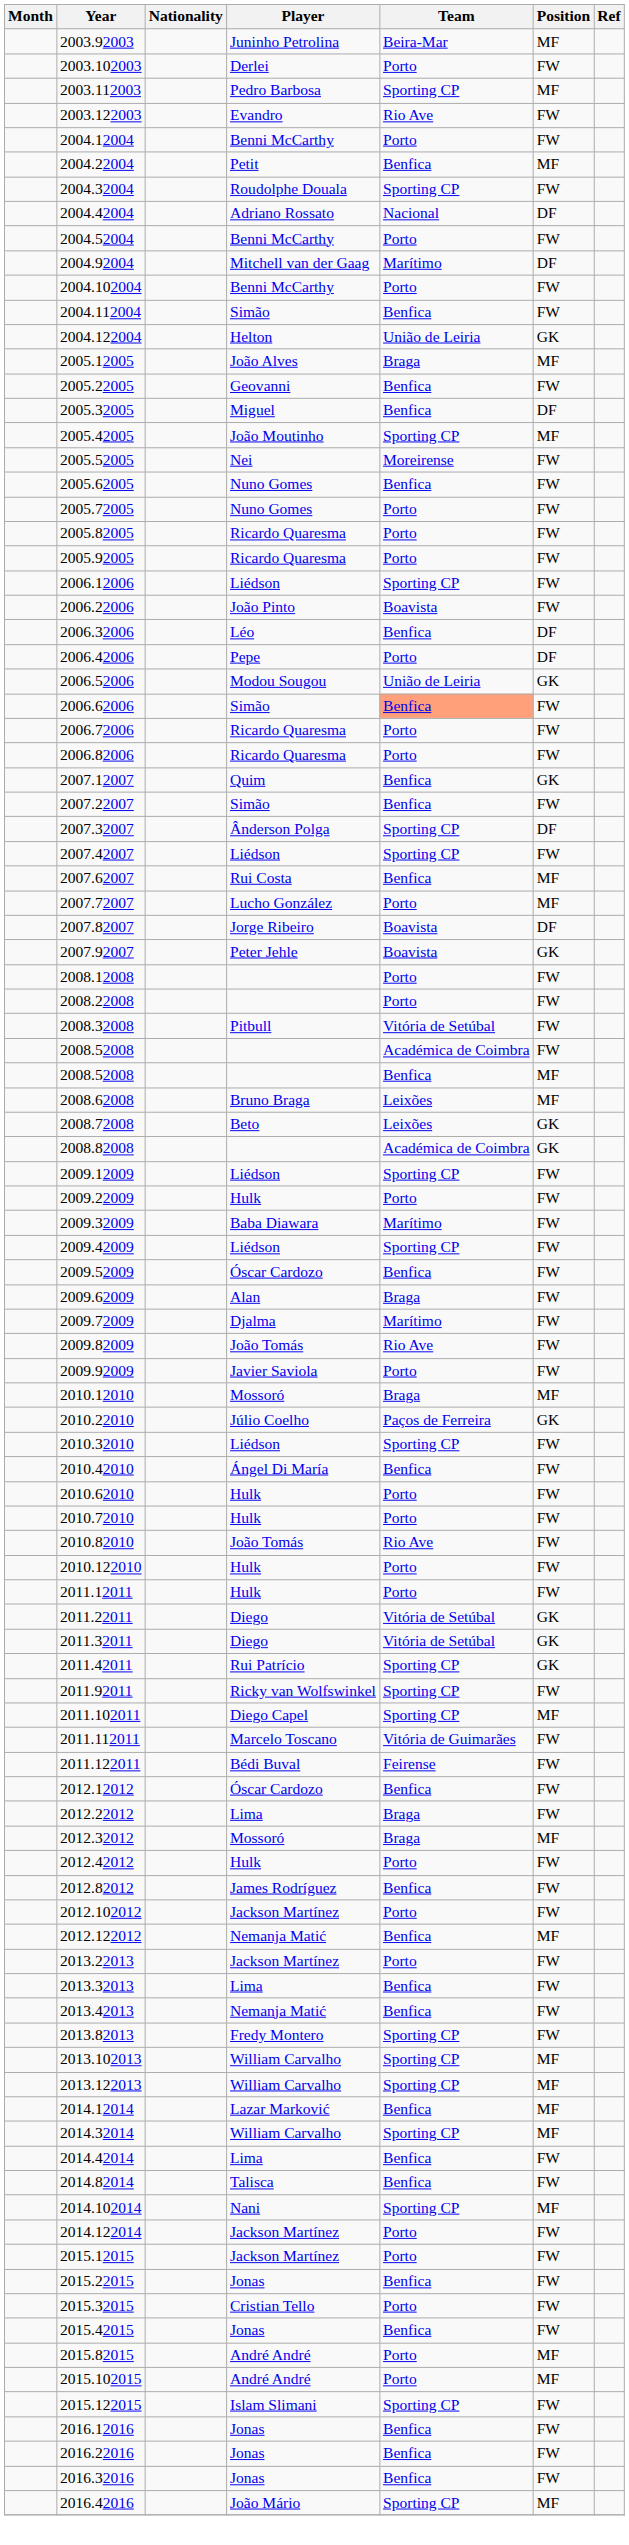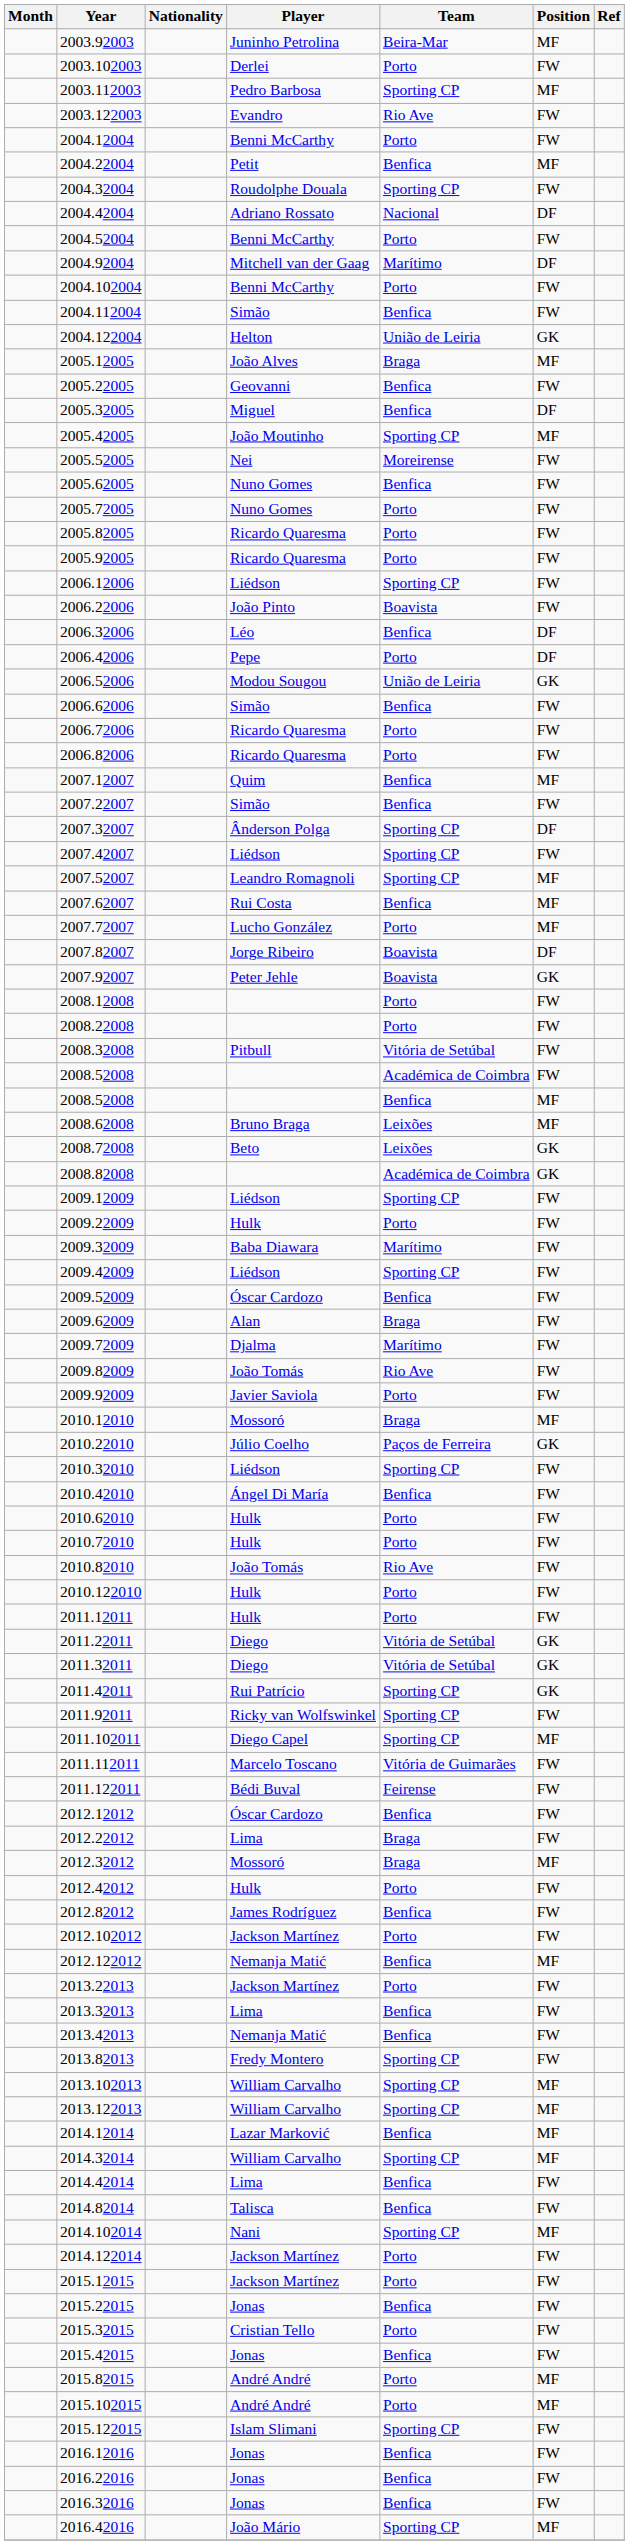(407, 705) lightsalmon background -> (407, 705) no background
(548, 779) GK -> (548, 779) MF
+ row: (97, 878)
